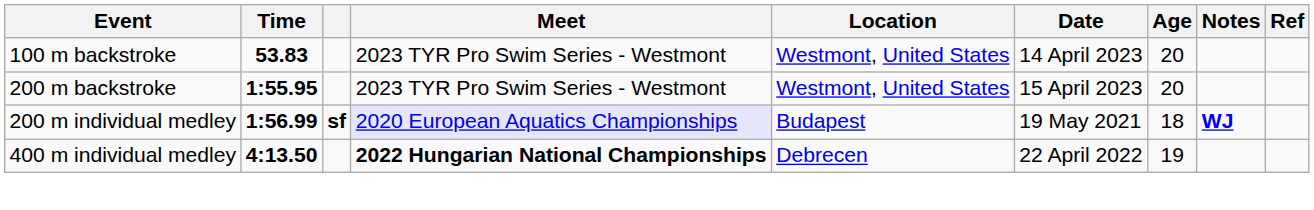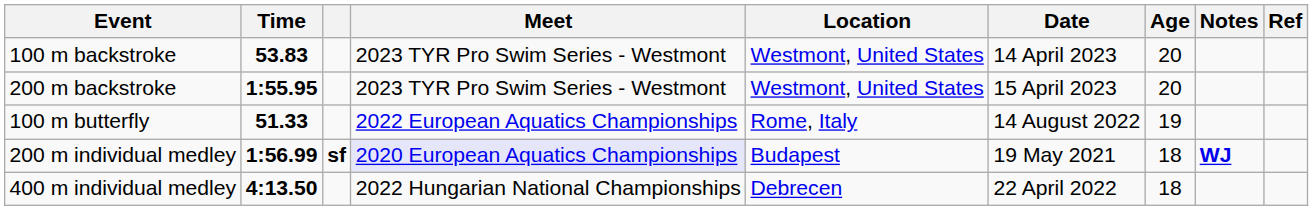+ row: (79, 121)
(561, 155) bold -> (548, 188) normal
(1172, 155) 19 -> (1170, 188) 18
